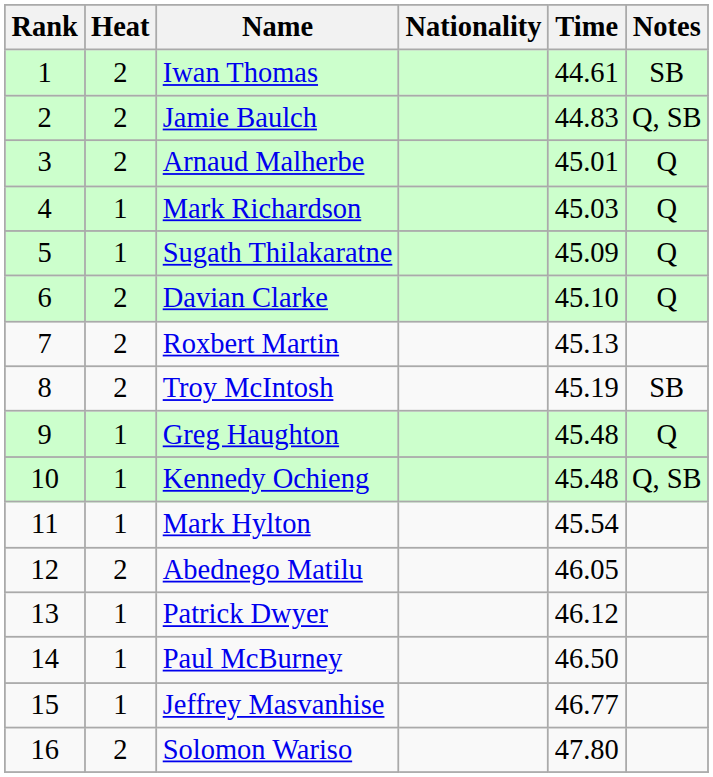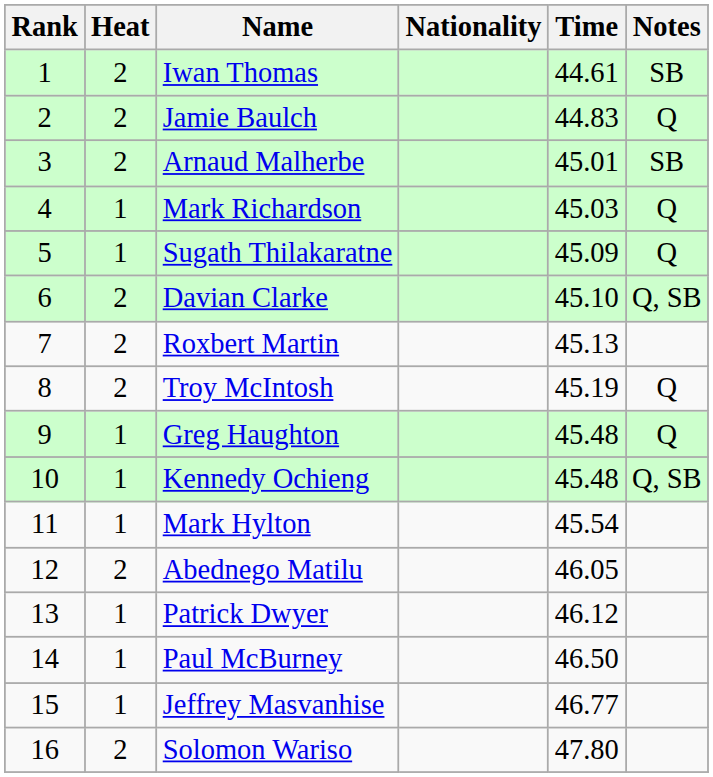(667, 117) Q, SB -> (667, 117) Q
(667, 162) Q -> (667, 162) SB
(667, 298) Q -> (667, 298) Q, SB
(667, 388) SB -> (667, 388) Q
